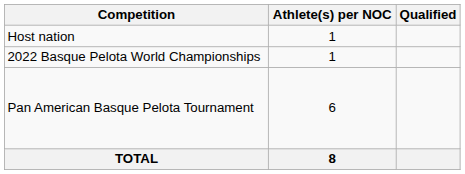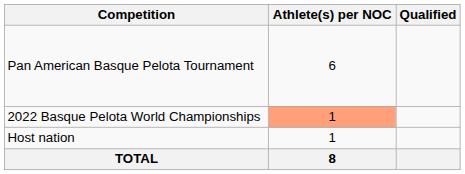rows swapped: (41, 36) <-> (131, 108)
(332, 57) no background -> (332, 116) lightsalmon background
